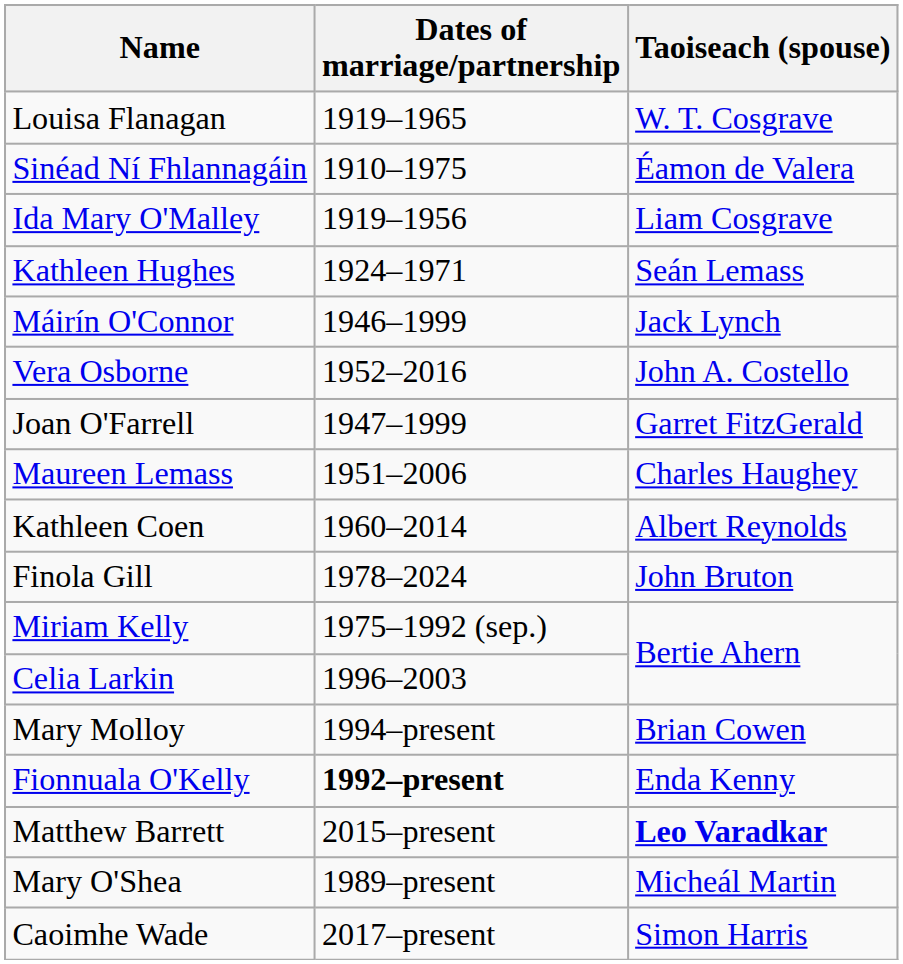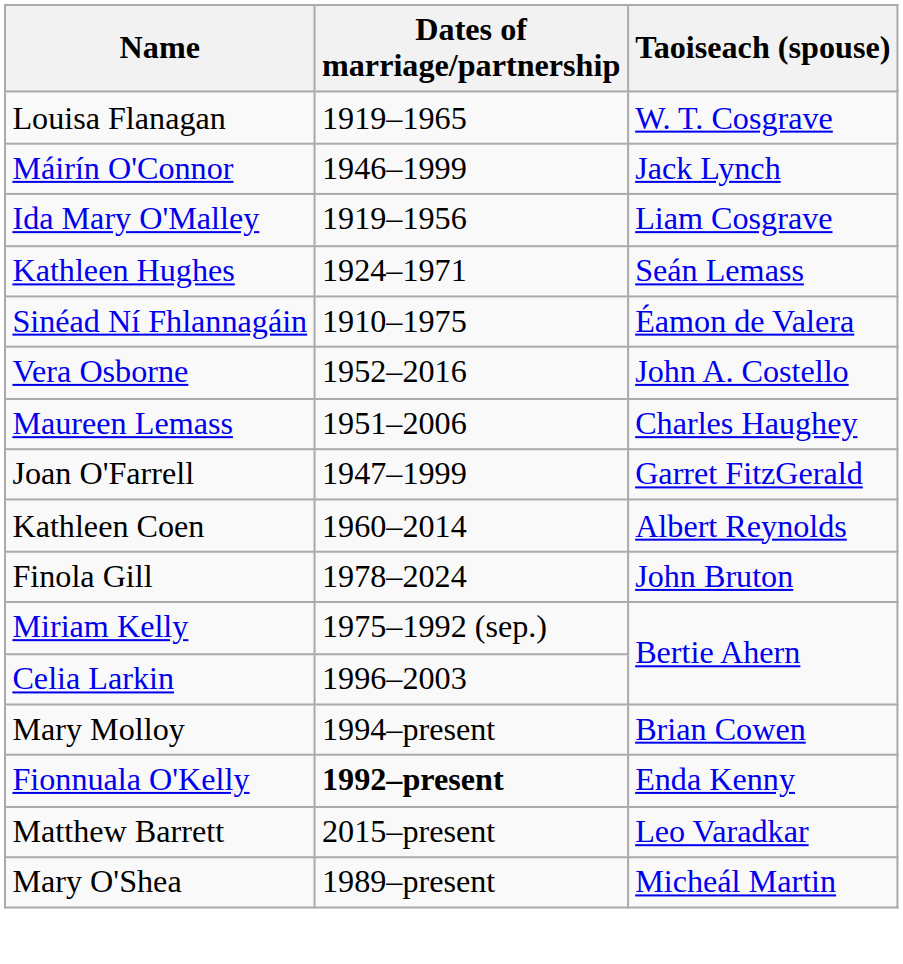rows swapped: (160, 168) <-> (123, 321)
rows swapped: (123, 474) <-> (103, 423)
(731, 831) bold -> (722, 831) normal
- row: (110, 933)
